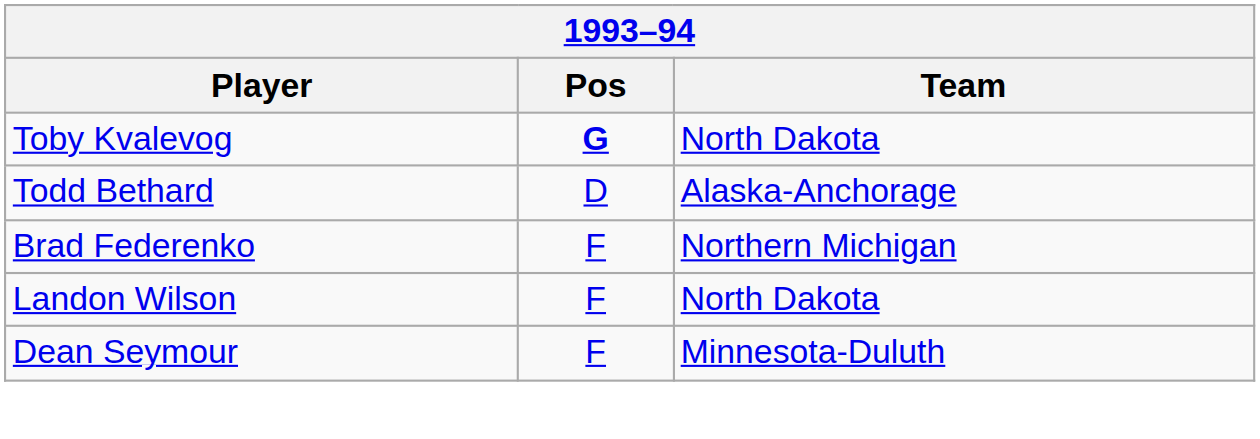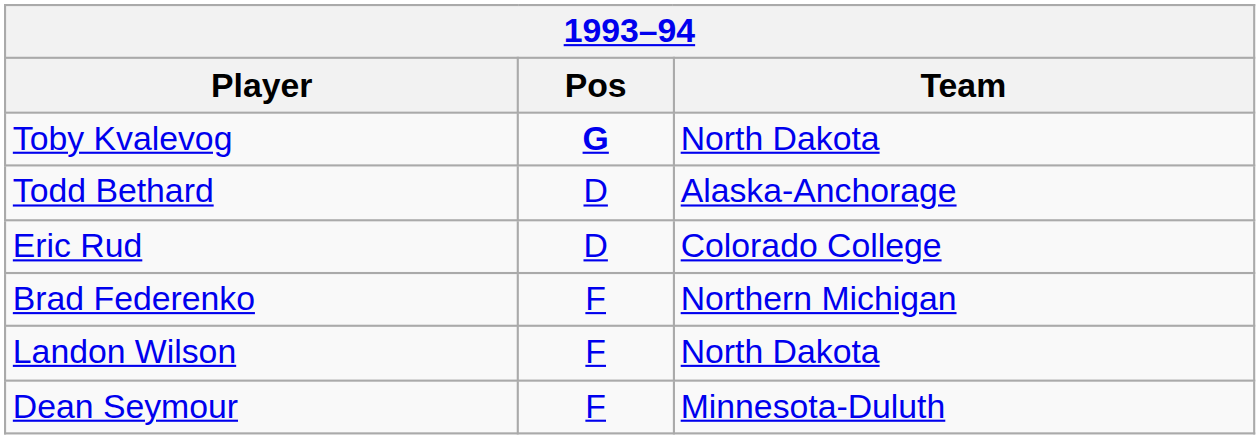+ row: (78, 245)
